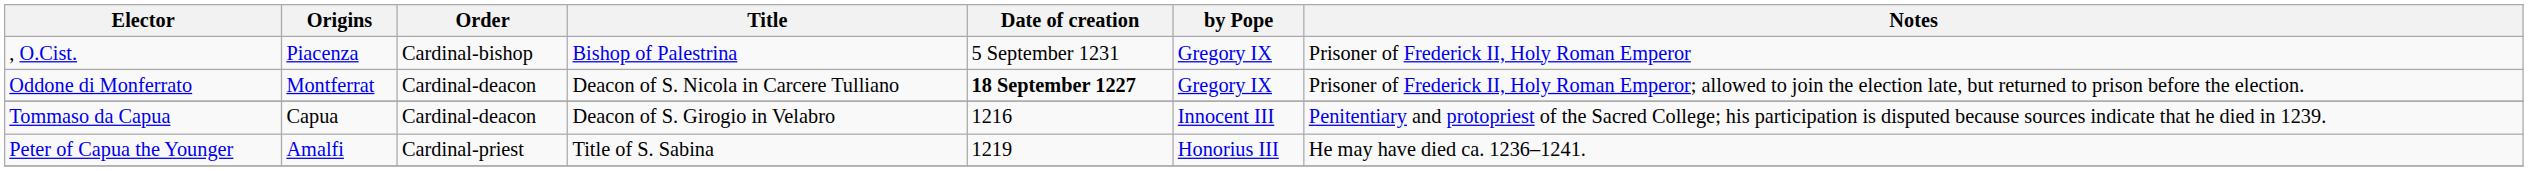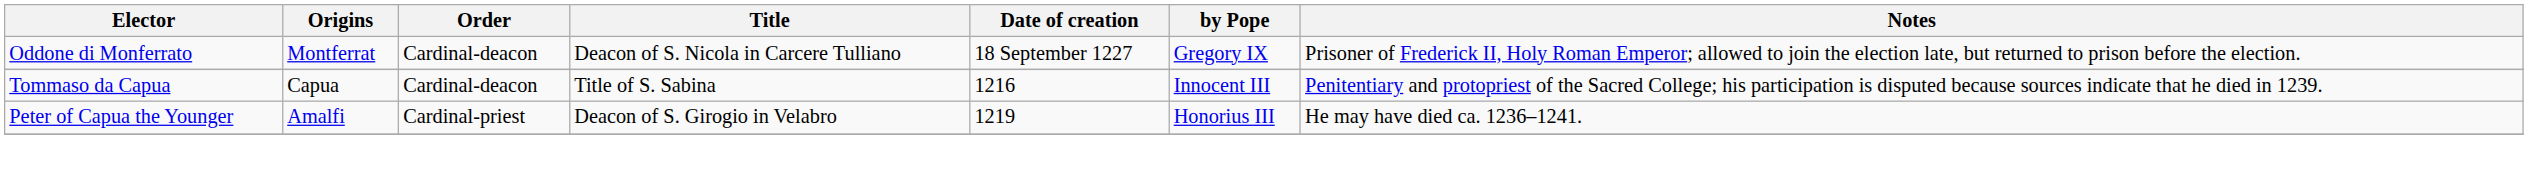- row: (43, 52)
(1054, 85) bold -> (1053, 52) normal
(704, 117) Deacon of S. Girogio in Velabro -> (645, 85) Title of S. Sabina
(643, 149) Title of S. Sabina -> (706, 117) Deacon of S. Girogio in Velabro
